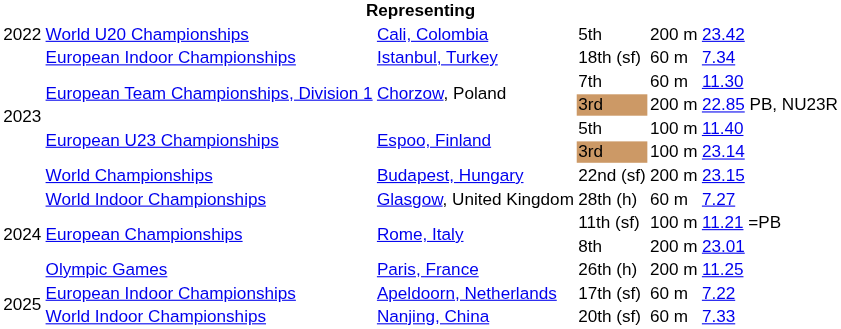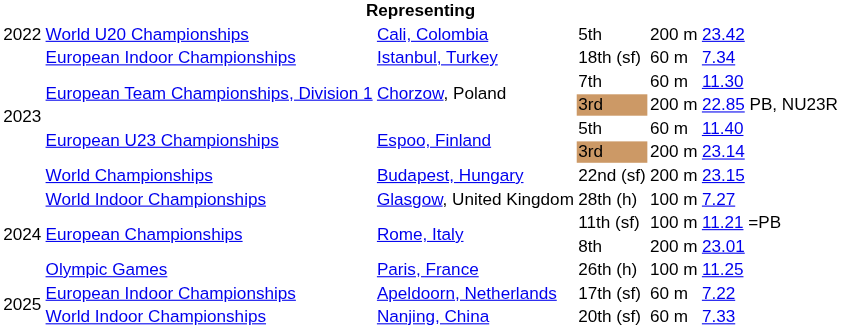(674, 128) 100 m -> (669, 128) 60 m
(674, 152) 100 m -> (674, 152) 200 m
(669, 199) 60 m -> (674, 199) 100 m
(674, 269) 200 m -> (674, 269) 100 m
